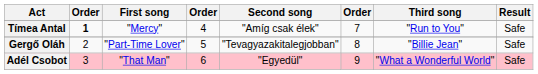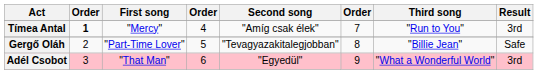(515, 28) Safe -> (515, 28) 3rd
(515, 61) Safe -> (515, 61) 3rd
